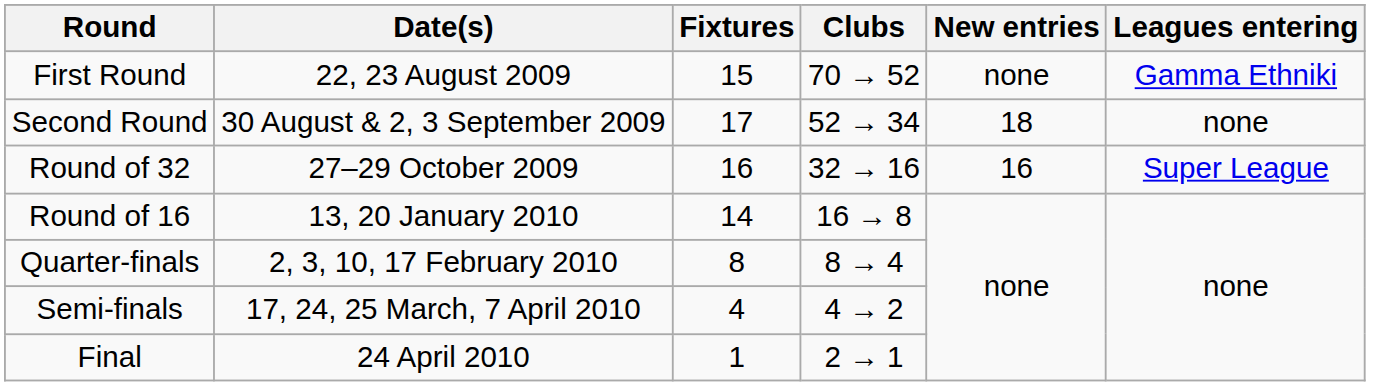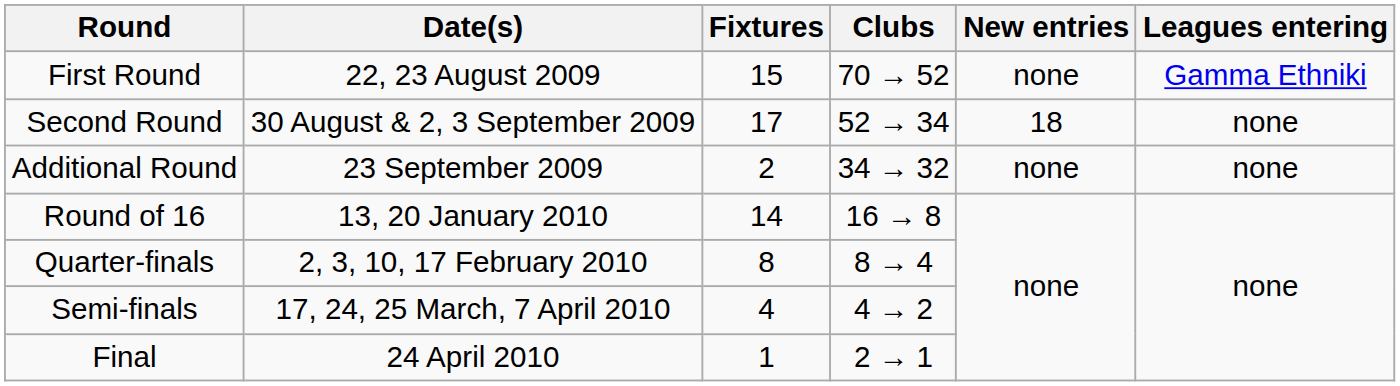+ row: (124, 168)
- row: (110, 168)
